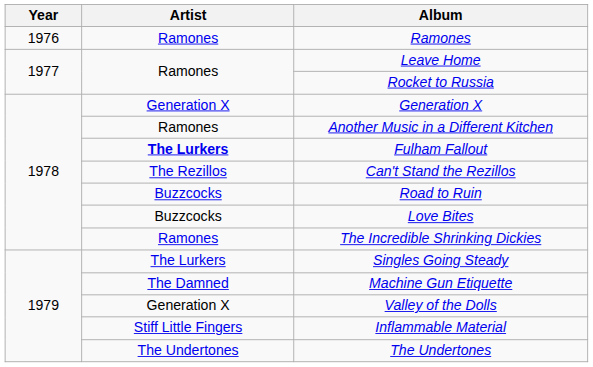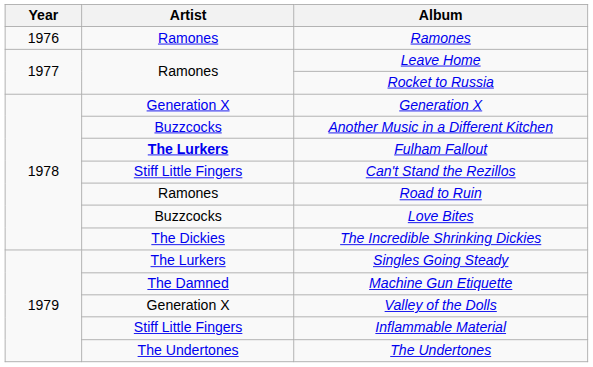(188, 127) Ramones -> (188, 127) Buzzcocks
(188, 171) The Rezillos -> (188, 171) Stiff Little Fingers
(188, 194) Buzzcocks -> (188, 194) Ramones
(188, 238) Ramones -> (188, 238) The Dickies
